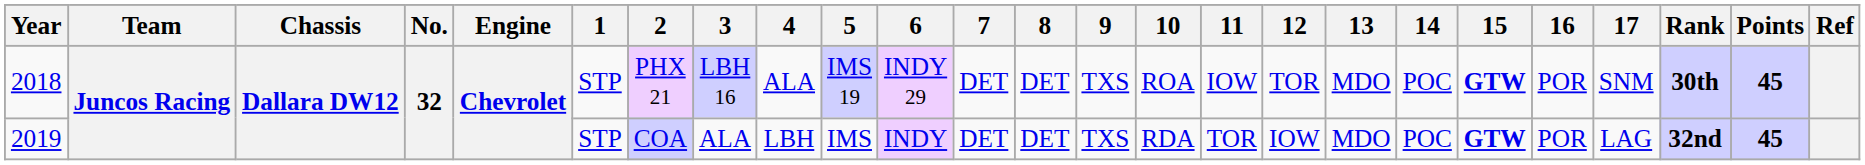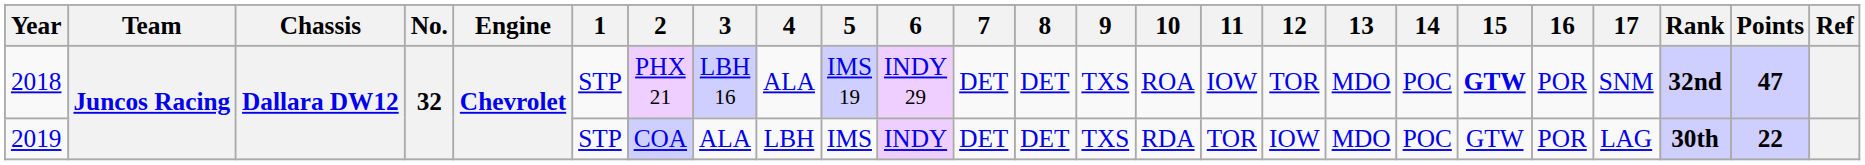(1695, 81) 30th -> (1695, 81) 32nd
(1770, 81) 45 -> (1770, 81) 47
(1495, 138) bold -> (1495, 138) normal
(1695, 138) 32nd -> (1695, 138) 30th
(1770, 138) 45 -> (1770, 138) 22
